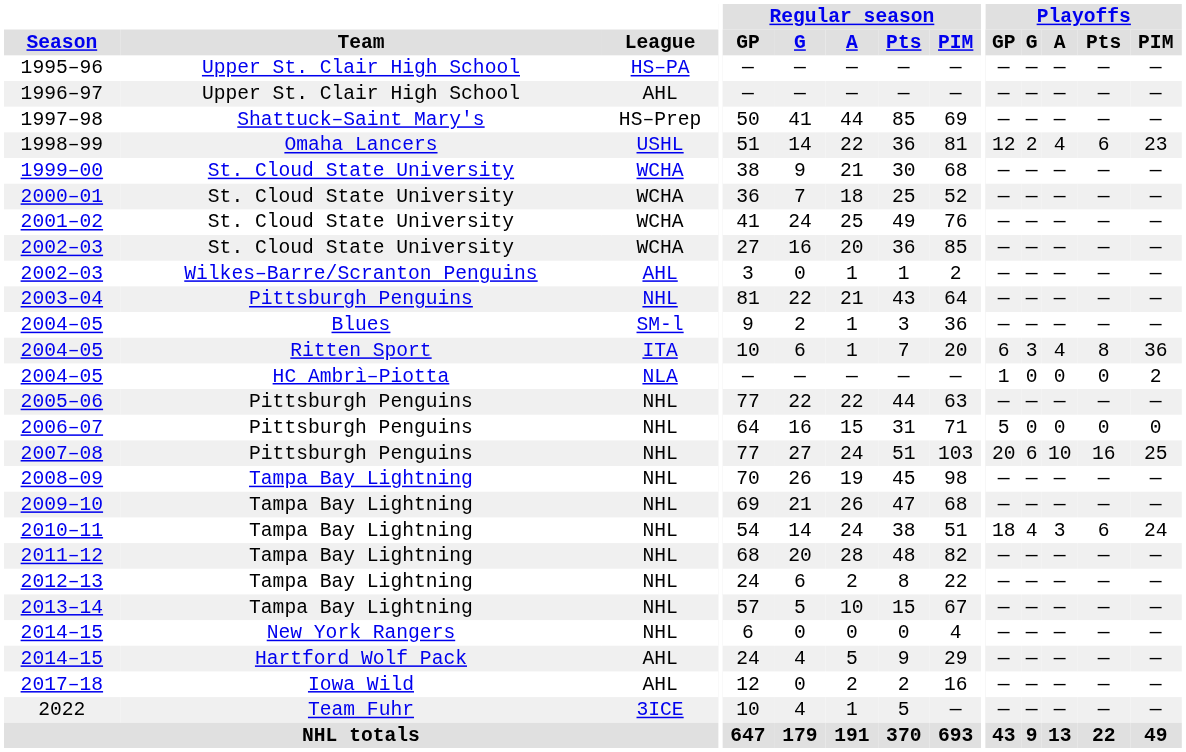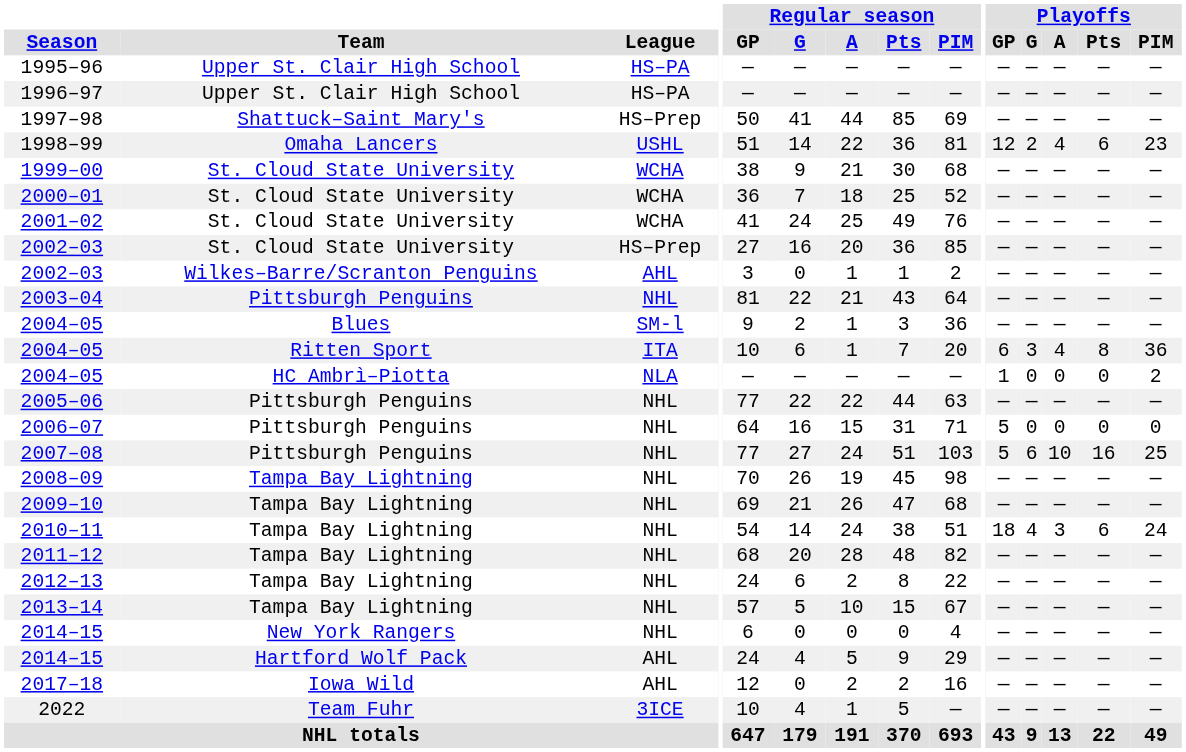(660, 94) AHL -> (660, 94) HS–PA
(660, 248) WCHA -> (660, 248) HS–Prep
(1004, 453) 20 -> (1004, 453) 5
